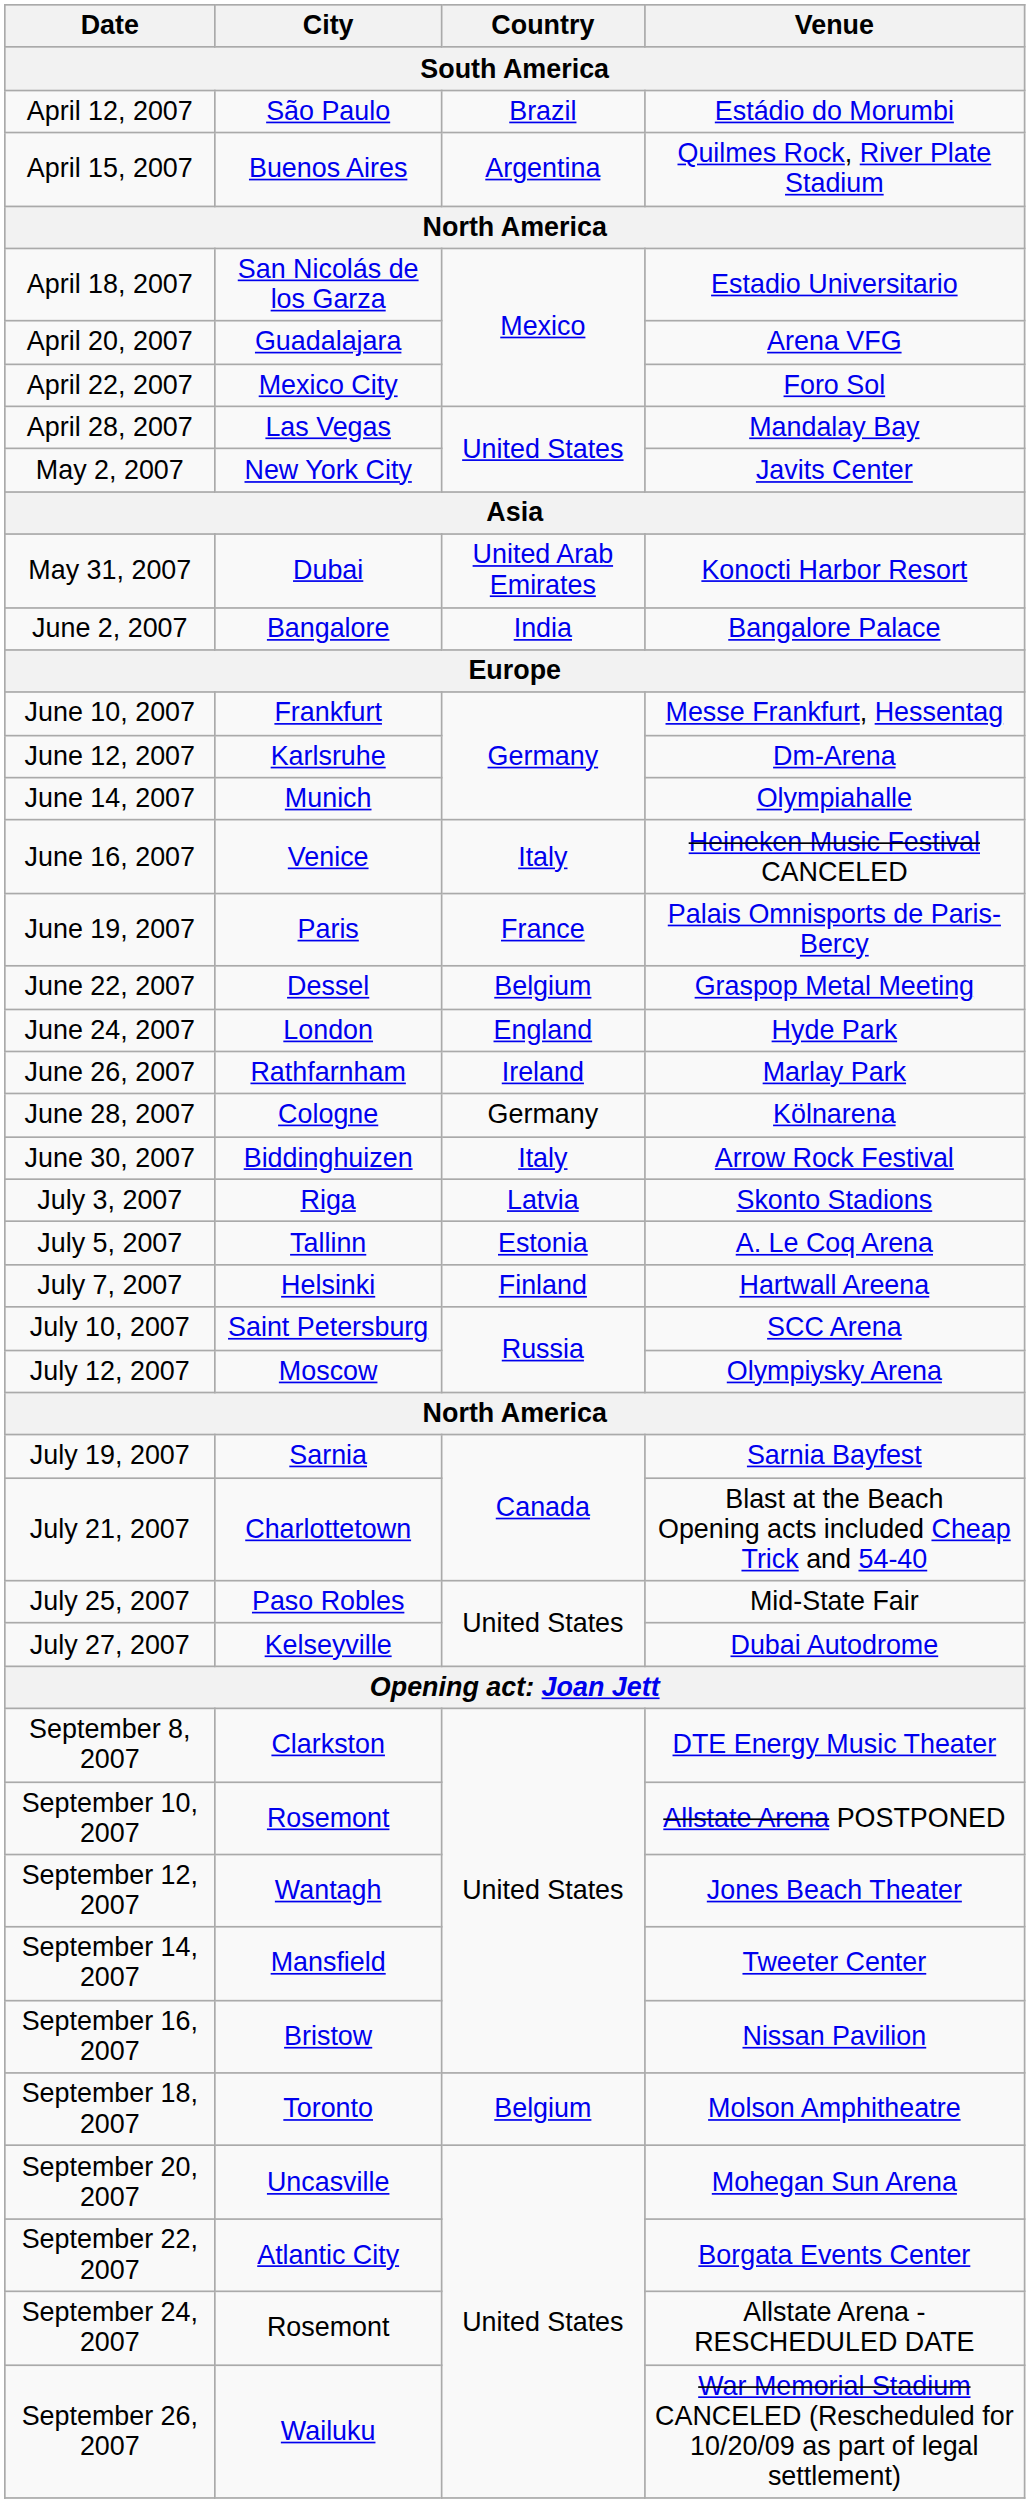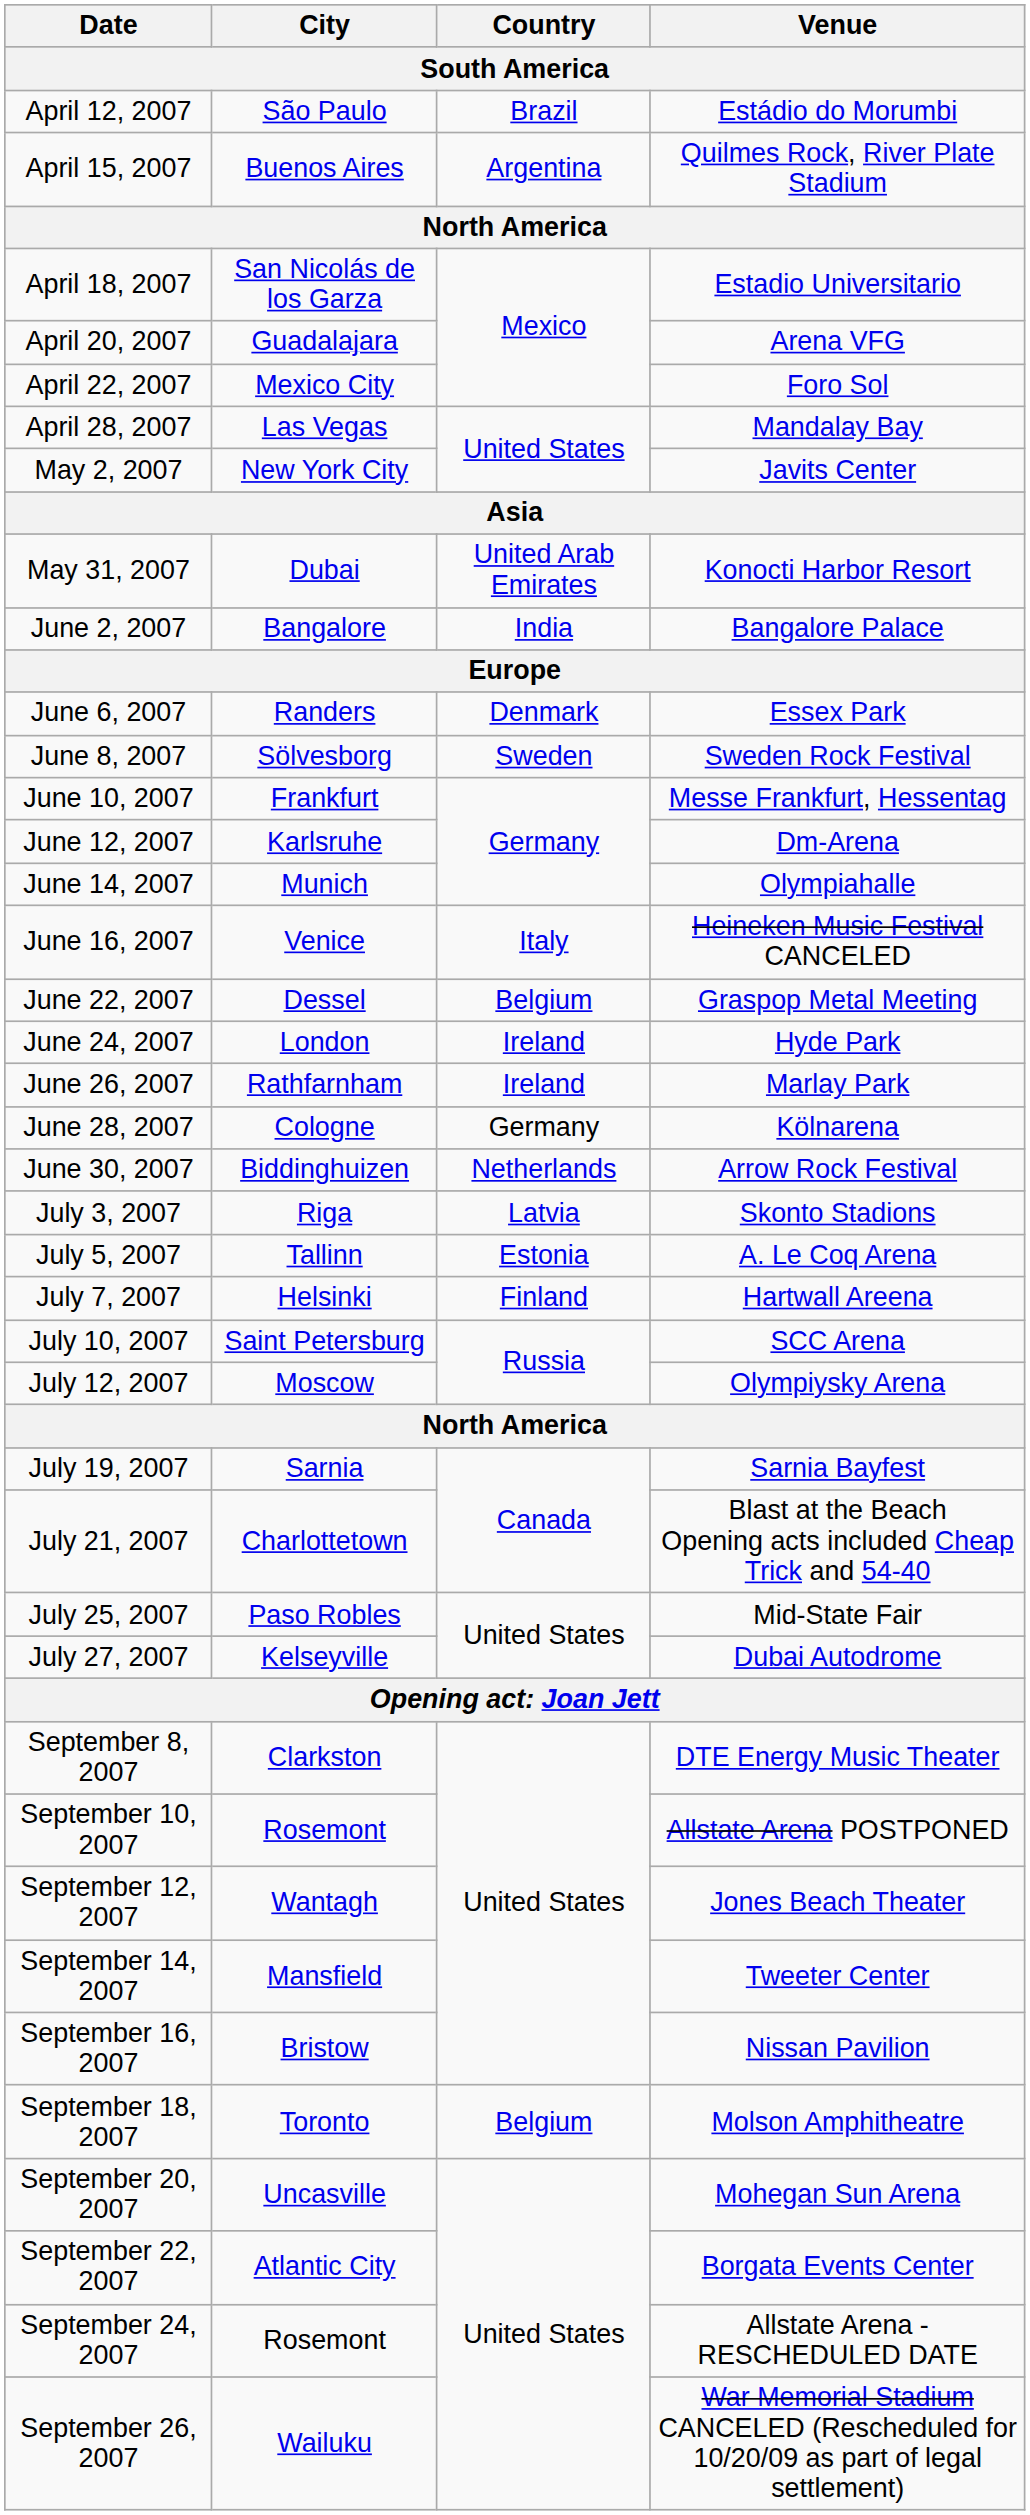+ row: (108, 713)
+ row: (108, 755)
- row: (110, 929)
(543, 1029) England -> (544, 1042) Ireland
(543, 1157) Italy -> (544, 1169) Netherlands
